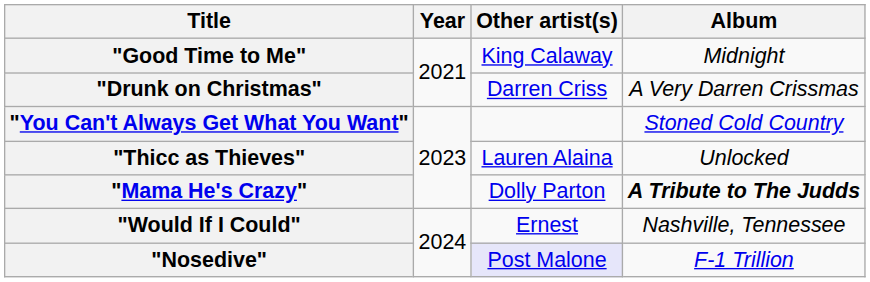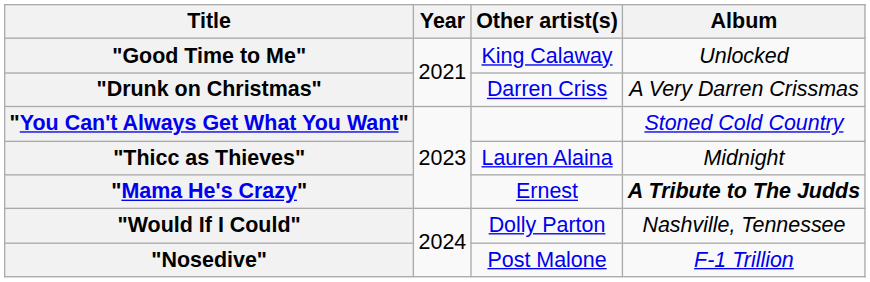(744, 55) Midnight -> (744, 55) Unlocked
(744, 157) Unlocked -> (744, 157) Midnight
(547, 191) Dolly Parton -> (547, 191) Ernest
(547, 225) Ernest -> (547, 225) Dolly Parton
(547, 259) lavender background -> (547, 259) no background
